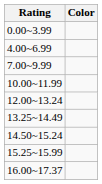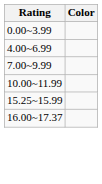- row: (35, 100)
- row: (35, 118)
- row: (35, 135)
